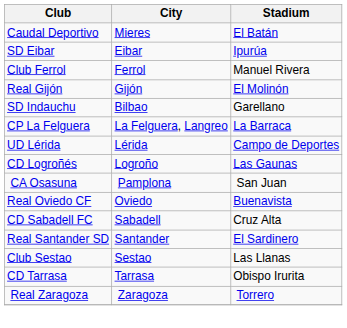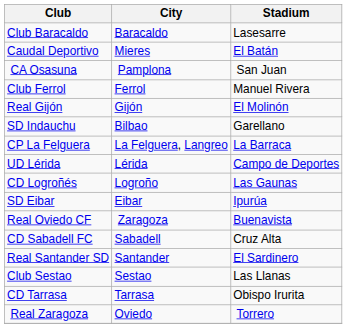+ row: (48, 32)
rows swapped: (31, 51) <-> (42, 182)
(133, 201) Oviedo -> (141, 220) Zaragoza
(141, 295) Zaragoza -> (133, 314) Oviedo
